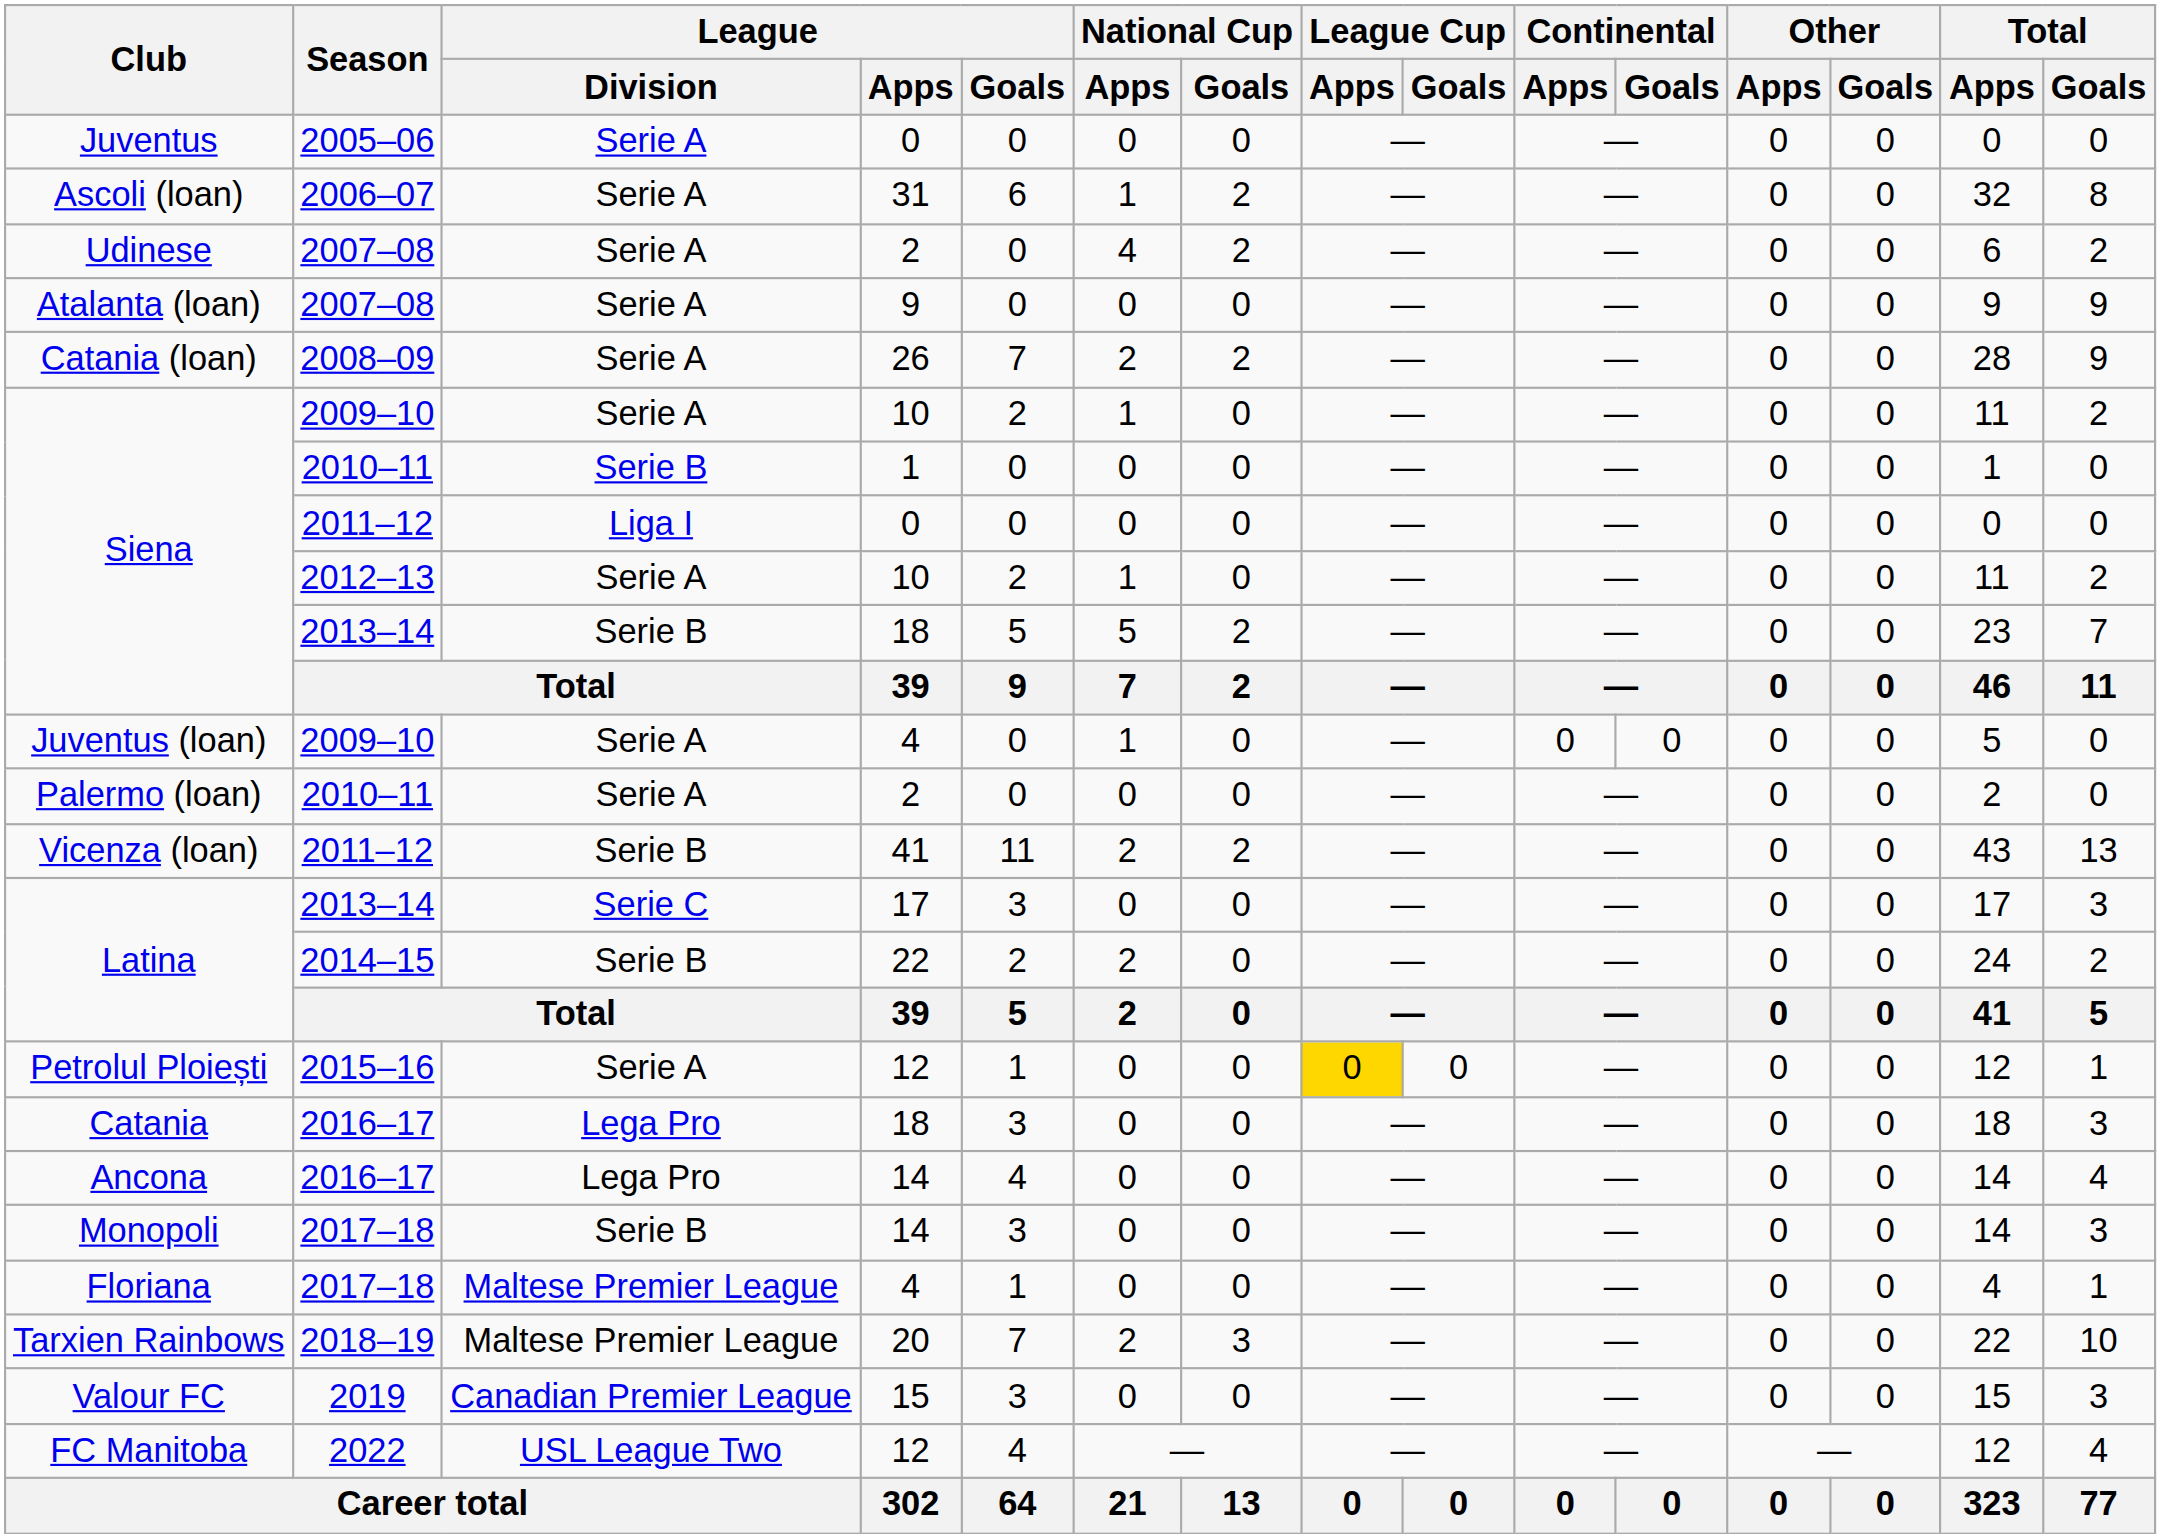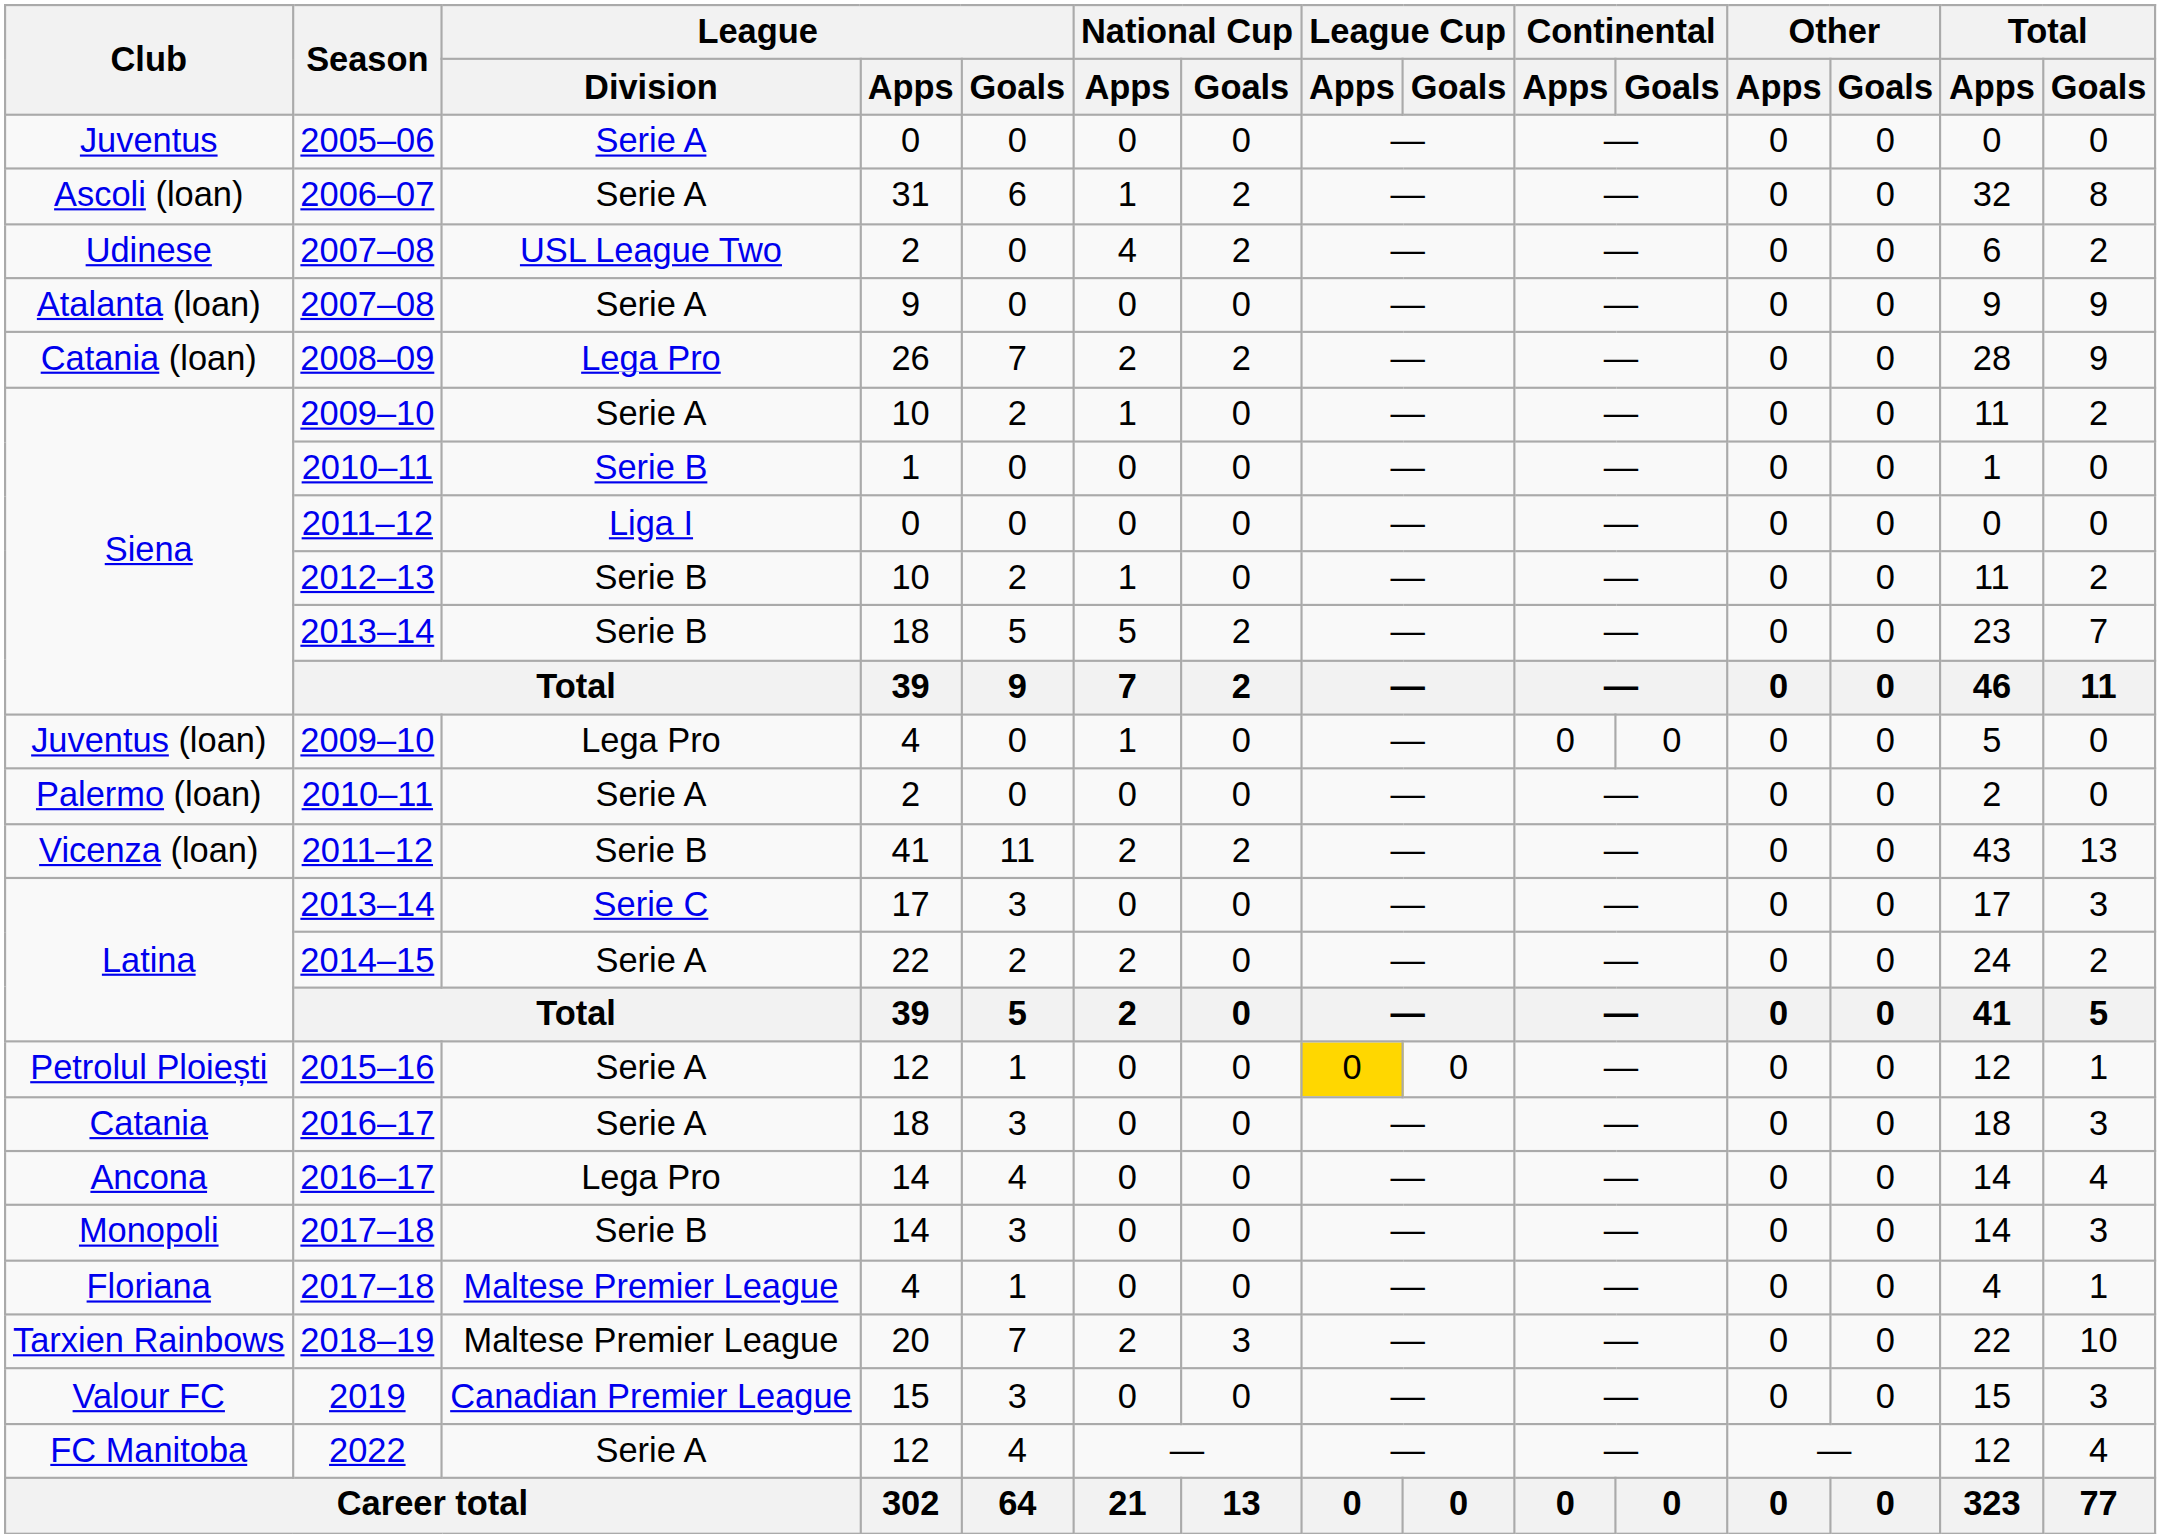(651, 250) Serie A -> (651, 250) USL League Two
(651, 359) Serie A -> (651, 359) Lega Pro
(651, 577) Serie A -> (651, 577) Serie B
(651, 741) Serie A -> (651, 741) Lega Pro
(651, 959) Serie B -> (651, 959) Serie A
(651, 1122) Lega Pro -> (651, 1122) Serie A
(651, 1450) USL League Two -> (651, 1450) Serie A
